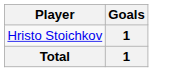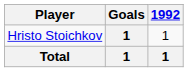+ column: (165, 14)
